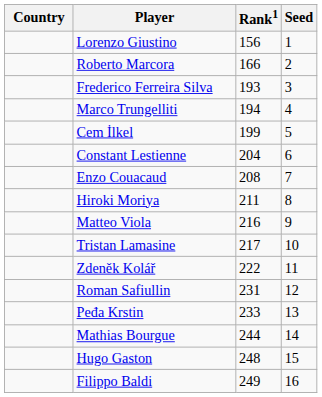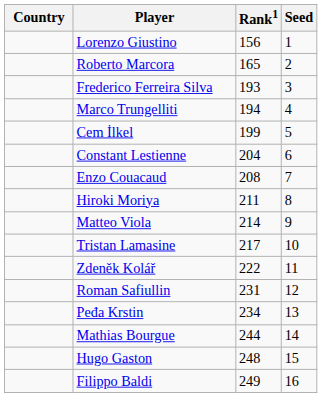(250, 64) 166 -> (250, 64) 165
(250, 222) 216 -> (250, 222) 214
(250, 313) 233 -> (250, 313) 234
